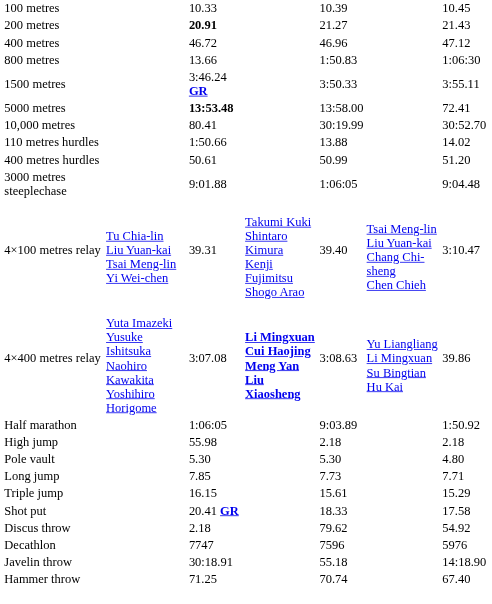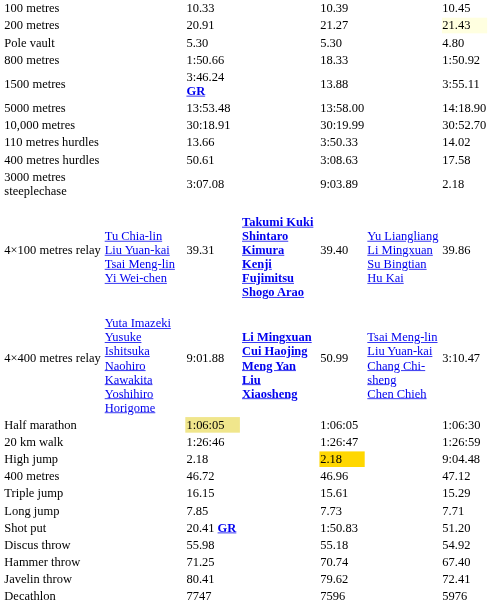(203, 25) bold -> (200, 25) normal
(456, 25) no background -> (456, 25) lightyellow background
rows swapped: (32, 42) <-> (29, 459)
(203, 59) 13.66 -> (205, 59) 1:50.66
(338, 59) 1:50.83 -> (334, 59) 18.33
(461, 59) 1:06:30 -> (461, 59) 1:50.92
(338, 84) 3:50.33 -> (334, 84) 13.88
(211, 108) bold -> (208, 108) normal
(456, 108) 72.41 -> (464, 108) 14:18.90
(203, 125) 80.41 -> (208, 125) 30:18.91
(208, 142) 1:50.66 -> (200, 142) 13.66
(333, 142) 13.88 -> (339, 142) 3:50.33
(333, 159) 50.99 -> (339, 159) 3:08.63
(456, 159) 51.20 -> (456, 159) 17.58
(208, 183) 9:01.88 -> (205, 183) 3:07.08
(339, 183) 1:06:05 -> (339, 183) 9:03.89
(461, 183) 9:04.48 -> (453, 183) 2.18
(278, 257) normal -> (278, 257) bold
(402, 257) Tsai Meng-lin Liu Yuan-kai Chang Chi-sheng Chen Chieh -> (403, 257) Yu Liangliang Li Mingxuan Su Bingtian Hu Kai
(461, 250) 3:10.47 -> (456, 250) 39.86
(208, 358) 3:07.08 -> (205, 358) 9:01.88
(338, 358) 3:08.63 -> (334, 358) 50.99
(402, 365) Yu Liangliang Li Mingxuan Su Bingtian Hu Kai -> (402, 365) Tsai Meng-lin Liu Yuan-kai Chang Chi-sheng Chen Chieh
(456, 358) 39.86 -> (461, 358) 3:10.47
(208, 424) no background -> (205, 424) khaki background
(338, 424) 9:03.89 -> (339, 424) 1:06:05
(461, 424) 1:50.92 -> (461, 424) 1:06:30
+ row: (34, 442)
(203, 442) 55.98 -> (197, 459) 2.18
(330, 442) no background -> (331, 459) gold background
(453, 442) 2.18 -> (461, 459) 9:04.48
rows swapped: (32, 476) <-> (34, 493)
(333, 510) 18.33 -> (339, 527) 1:50.83
(456, 510) 17.58 -> (456, 527) 51.20
(200, 527) 2.18 -> (200, 545) 55.98
(333, 527) 79.62 -> (334, 545) 55.18
rows swapped: (42, 579) <-> (30, 545)
(211, 562) 30:18.91 -> (200, 579) 80.41
(333, 562) 55.18 -> (334, 579) 79.62
(464, 562) 14:18.90 -> (456, 579) 72.41
